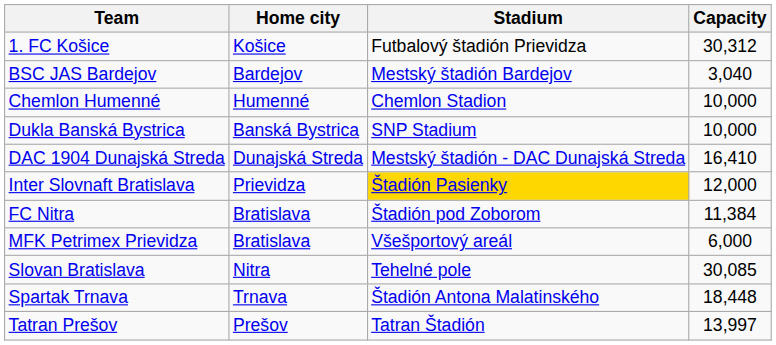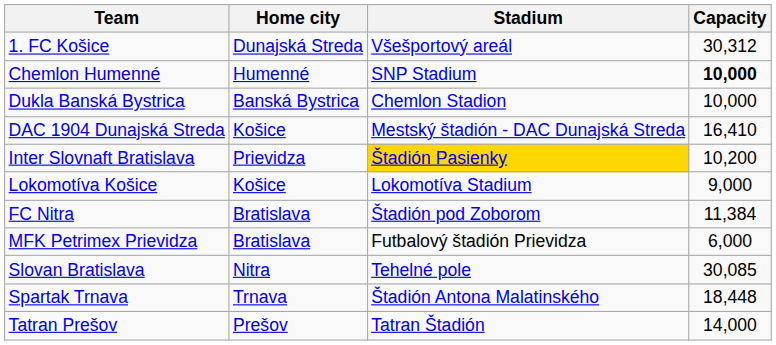(259, 46) Košice -> (298, 46) Dunajská Streda
(479, 46) Futbalový štadión Prievidza -> (442, 46) Všešportový areál
- row: (82, 74)
(439, 102) Chemlon Stadion -> (424, 74) SNP Stadium
(730, 102) normal -> (730, 74) bold
(424, 130) SNP Stadium -> (439, 102) Chemlon Stadion
(298, 158) Dunajská Streda -> (259, 130) Košice
(730, 185) 12,000 -> (730, 158) 10,200
+ row: (83, 185)
(442, 241) Všešportový areál -> (479, 241) Futbalový štadión Prievidza
(730, 325) 13,997 -> (730, 325) 14,000
